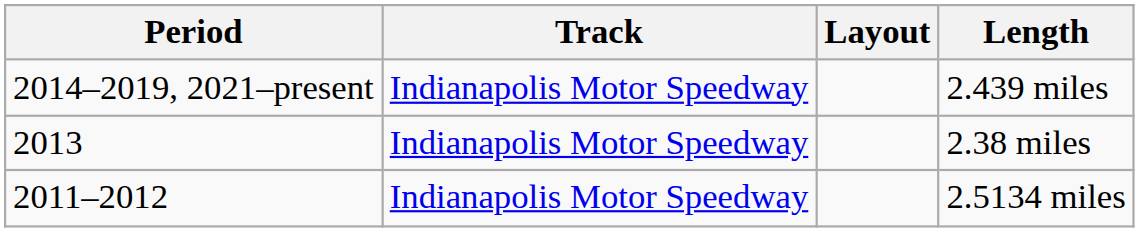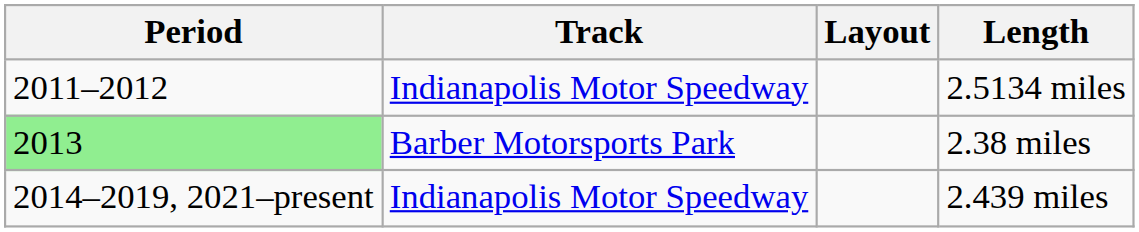rows swapped: (1036, 197) <-> (1027, 87)
(48, 142) no background -> (48, 142) lightgreen background
(599, 142) Indianapolis Motor Speedway -> (562, 142) Barber Motorsports Park
